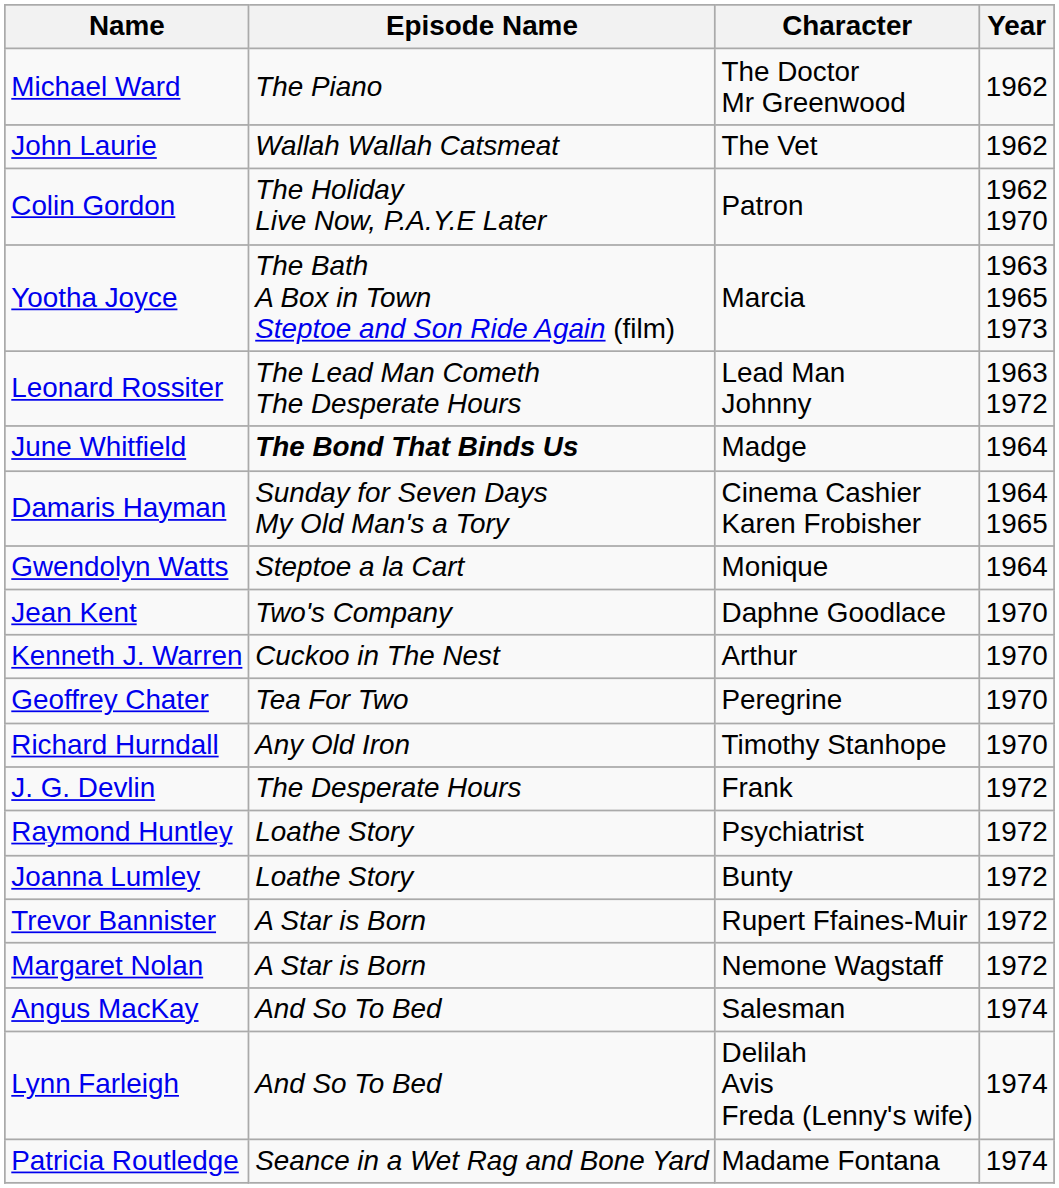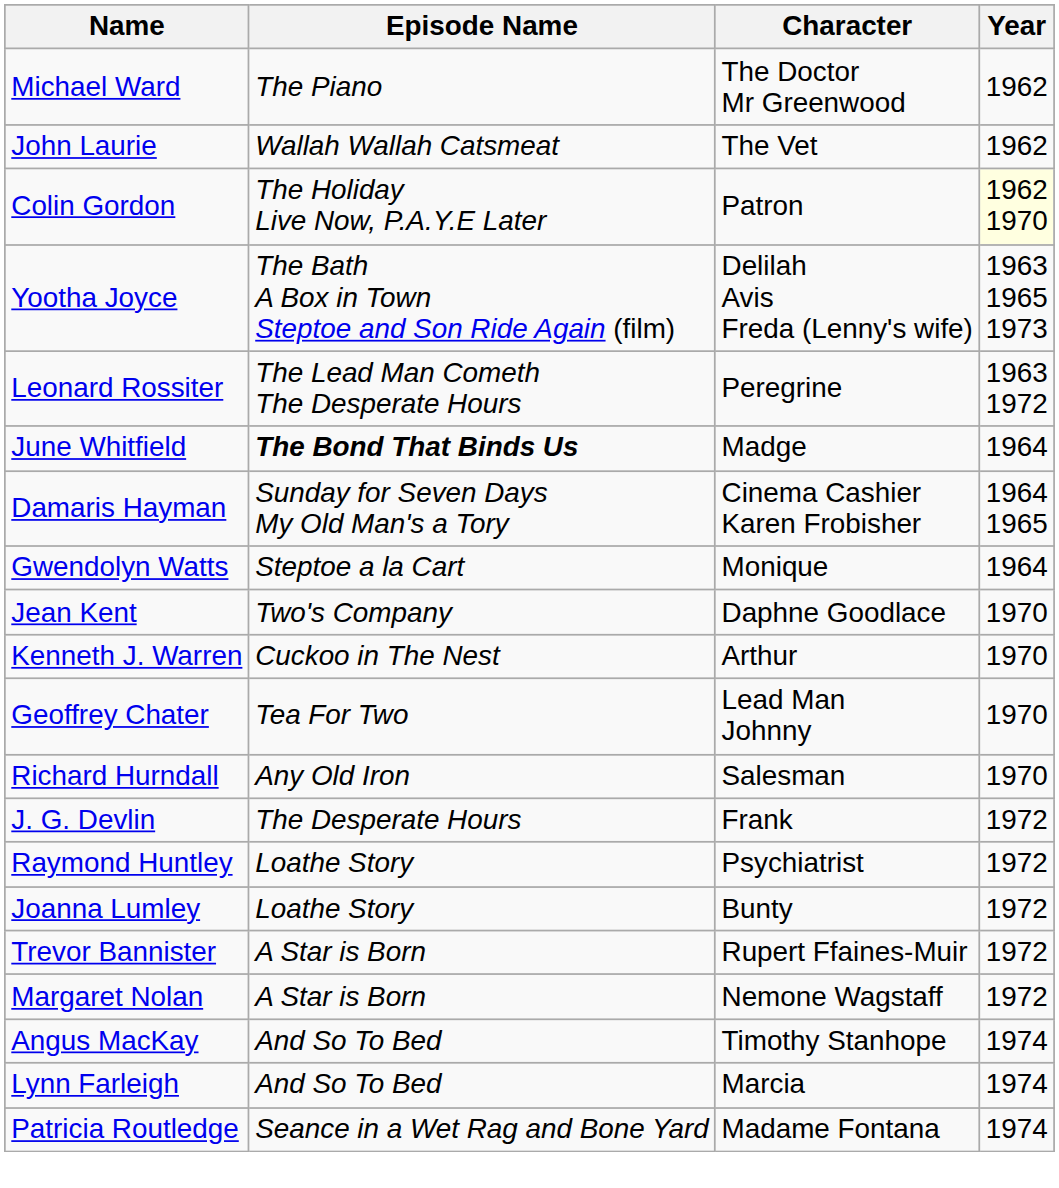(1017, 206) no background -> (1017, 206) lightyellow background
(763, 297) Marcia -> (847, 297) Delilah Avis Freda (Lenny's wife)
(783, 388) Lead Man Johnny -> (782, 388) Peregrine
(782, 700) Peregrine -> (783, 715) Lead Man Johnny
(834, 744) Timothy Stanhope -> (783, 775) Salesman
(783, 1009) Salesman -> (834, 1040) Timothy Stanhope
(847, 1084) Delilah Avis Freda (Lenny's wife) -> (763, 1084) Marcia
